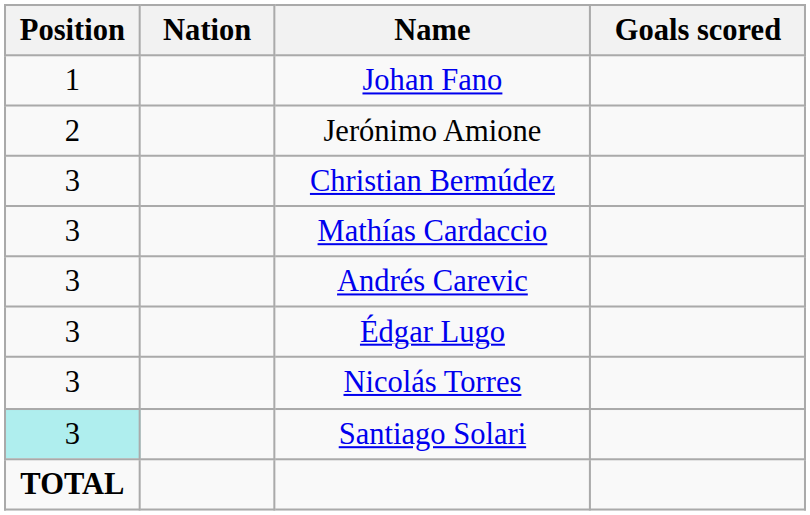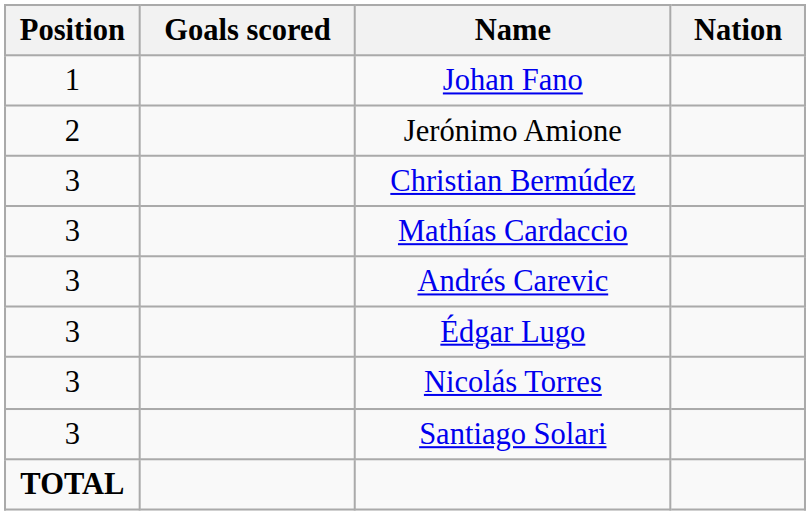columns swapped: (207, 29) <-> (698, 29)
(72, 432) paleturquoise background -> (72, 432) no background
